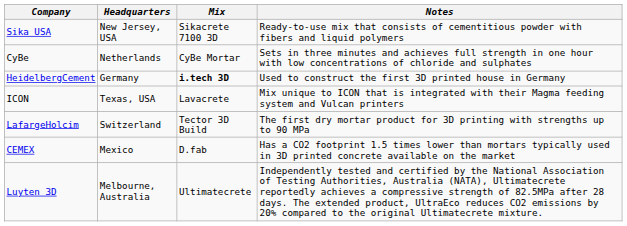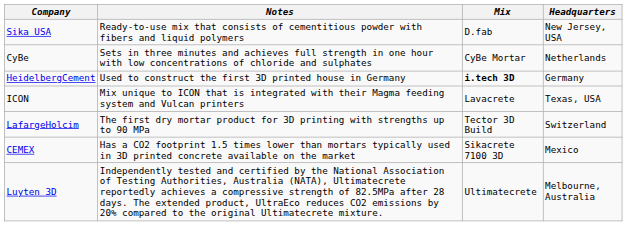columns swapped: (137, 12) <-> (440, 12)
(204, 32) Sikacrete 7100 3D -> (478, 32) D.fab
(193, 150) D.fab -> (489, 150) Sikacrete 7100 3D
